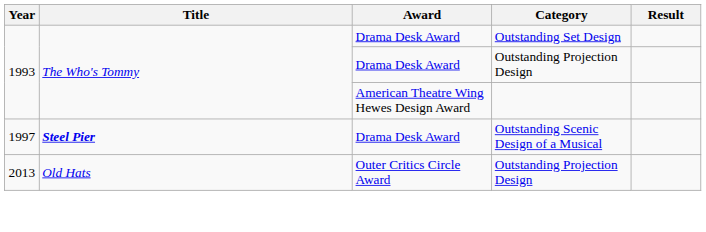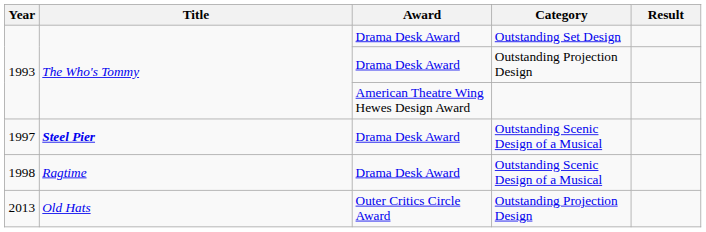+ row: (22, 172)
